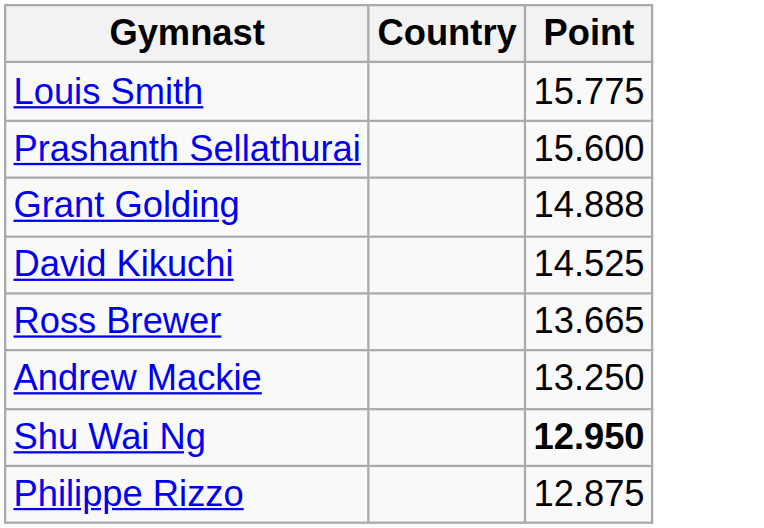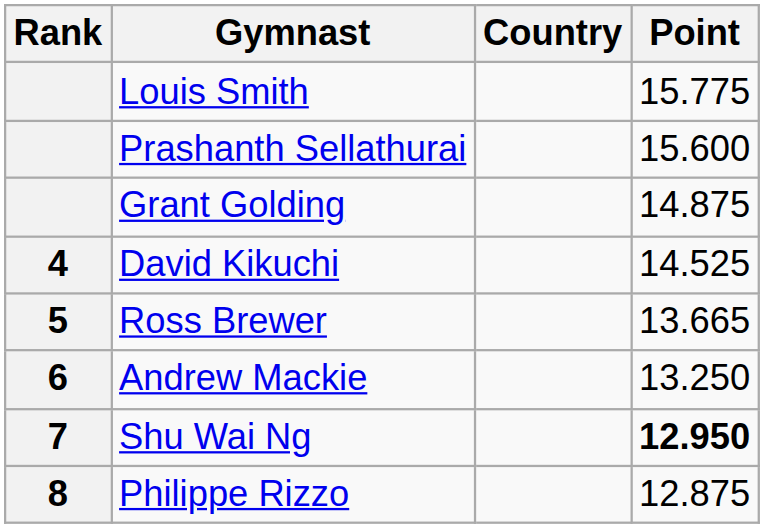+ column: (58, 33)
(589, 206) 14.888 -> (695, 206) 14.875
